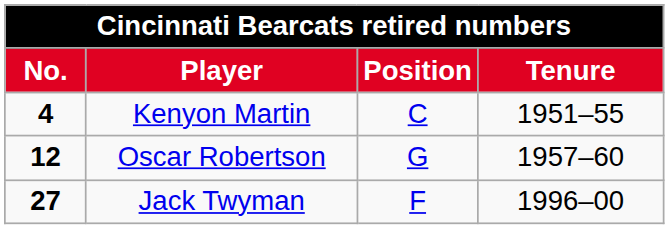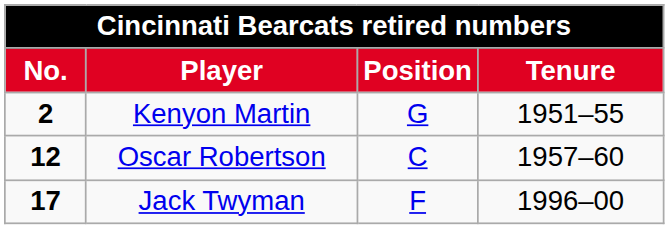(46, 113) 4 -> (46, 113) 2
(418, 113) C -> (418, 113) G
(418, 157) G -> (418, 157) C
(46, 200) 27 -> (46, 200) 17
